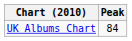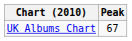(113, 29) 84 -> (113, 29) 67
